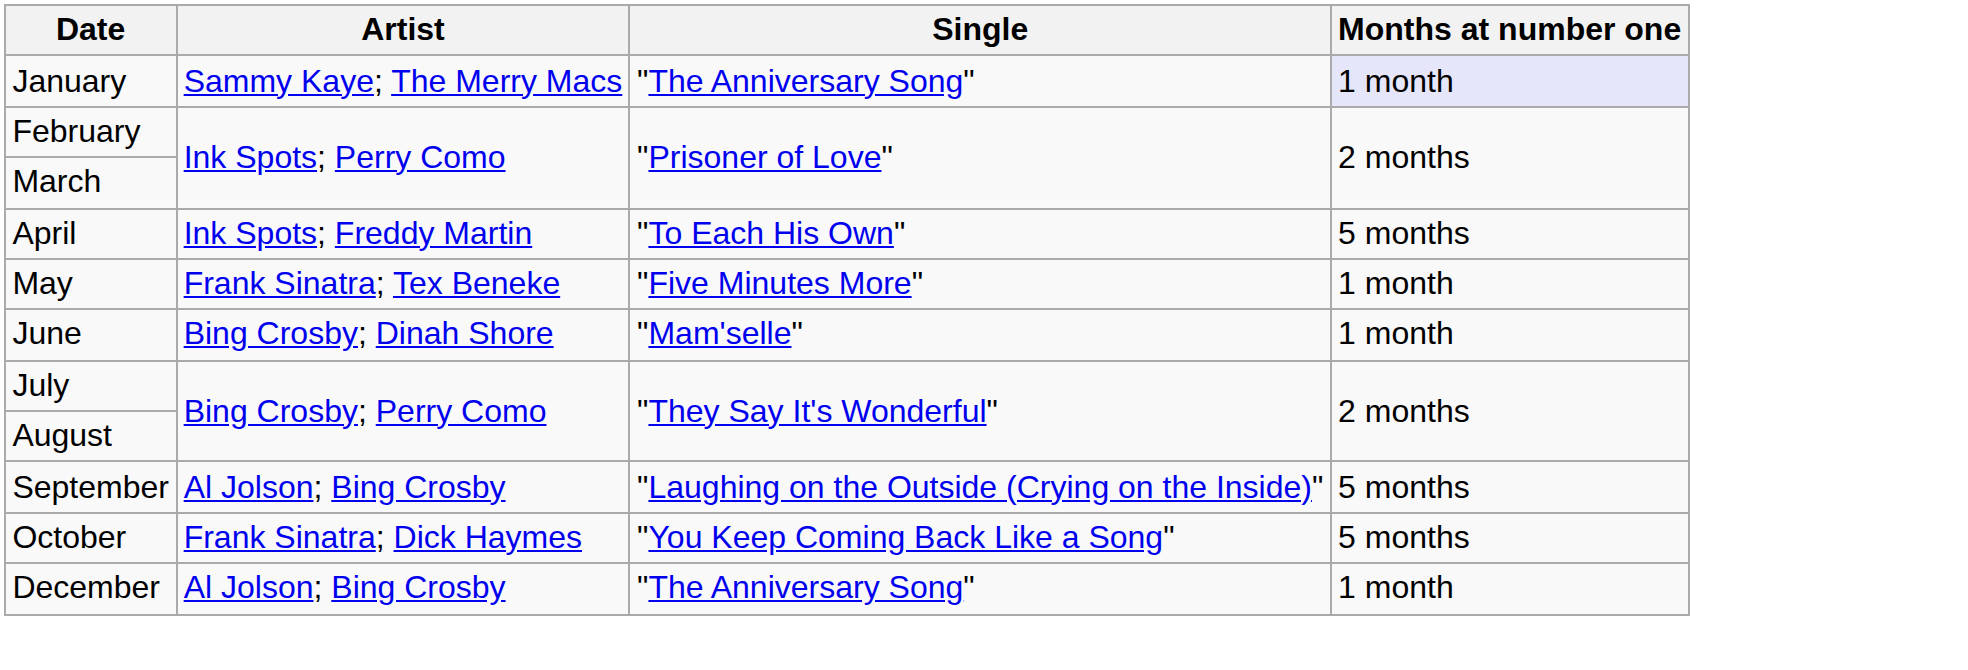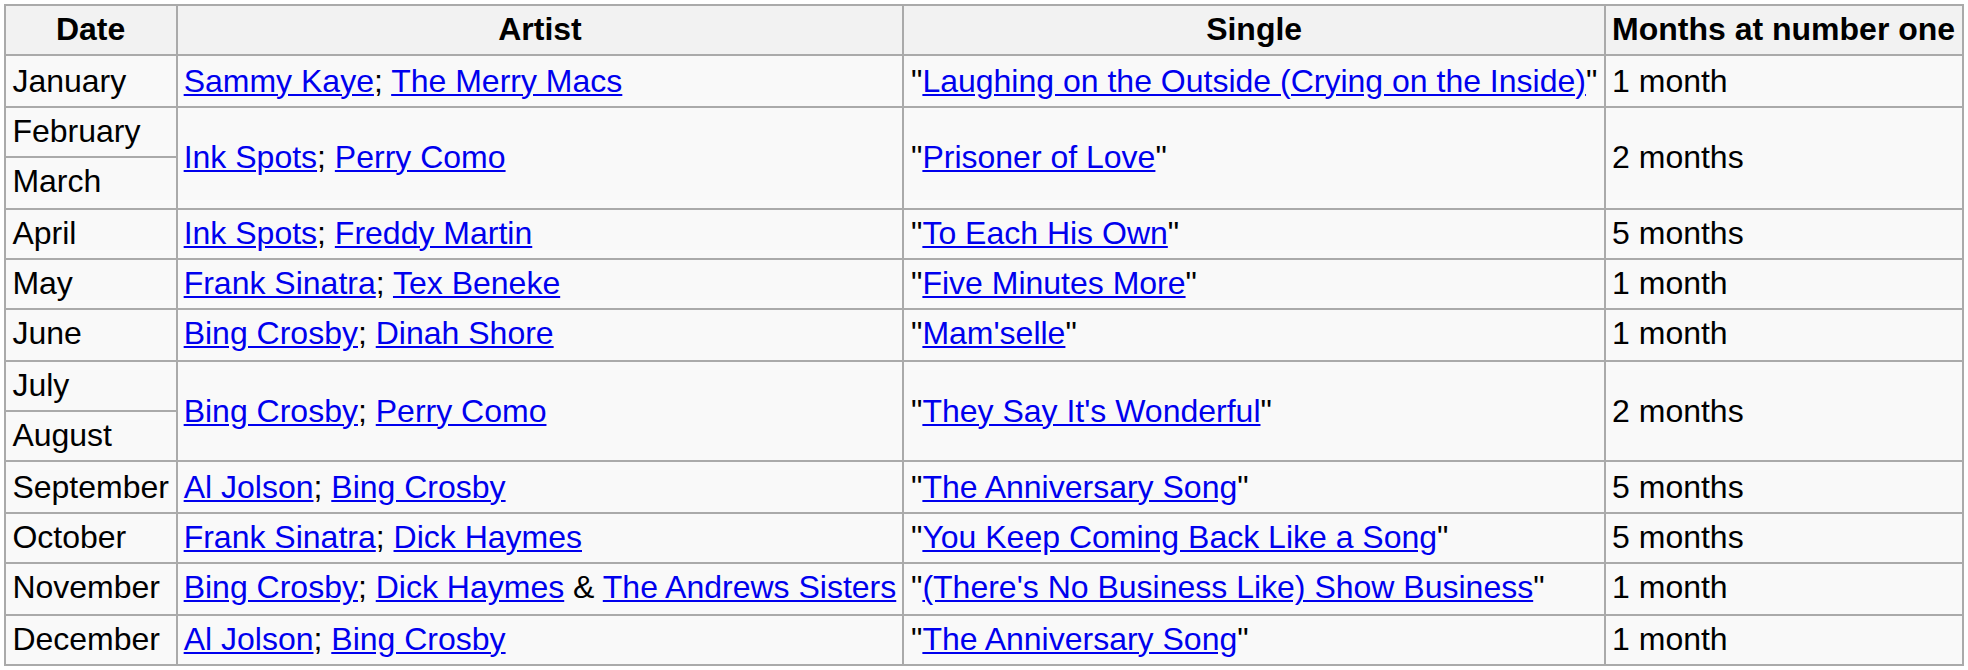(806, 80) "The Anniversary Song" -> (1254, 80) "Laughing on the Outside (Crying on the Inside)"
(1396, 80) lavender background -> (1670, 80) no background
(980, 486) "Laughing on the Outside (Crying on the Inside)" -> (1080, 486) "The Anniversary Song"
+ row: (86, 588)
